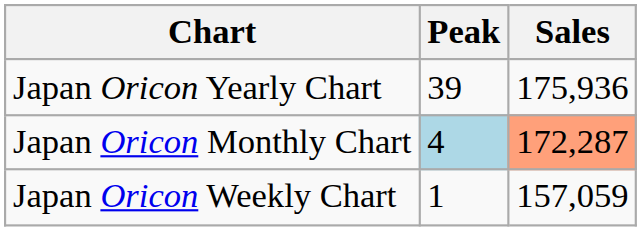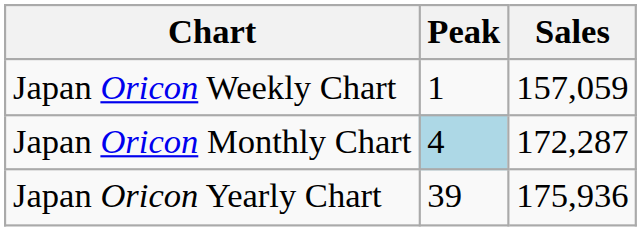rows swapped: (205, 196) <-> (197, 86)
(572, 141) lightsalmon background -> (572, 141) no background
